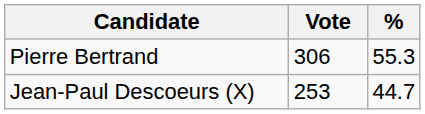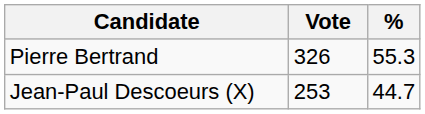(312, 56) 306 -> (312, 56) 326
